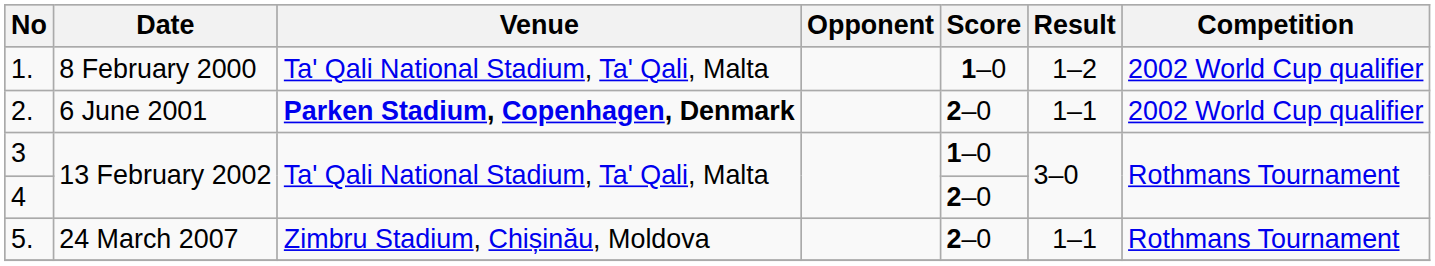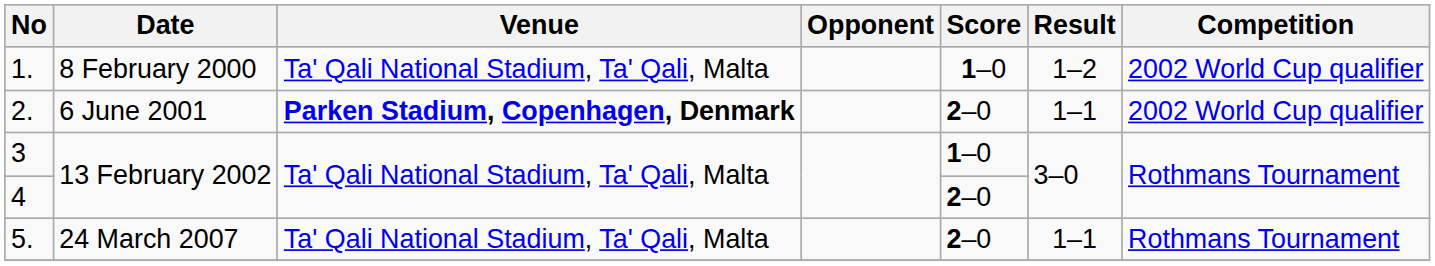(497, 238) Zimbru Stadium, Chișinău, Moldova -> (526, 238) Ta' Qali National Stadium, Ta' Qali, Malta
